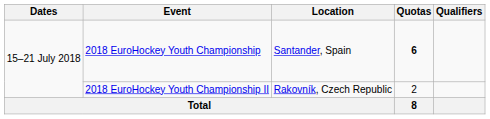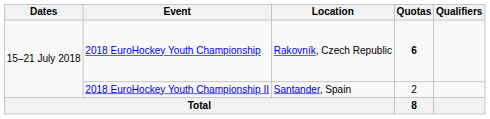(312, 51) Santander, Spain -> (333, 51) Rakovník, Czech Republic
(333, 89) Rakovník, Czech Republic -> (312, 89) Santander, Spain
